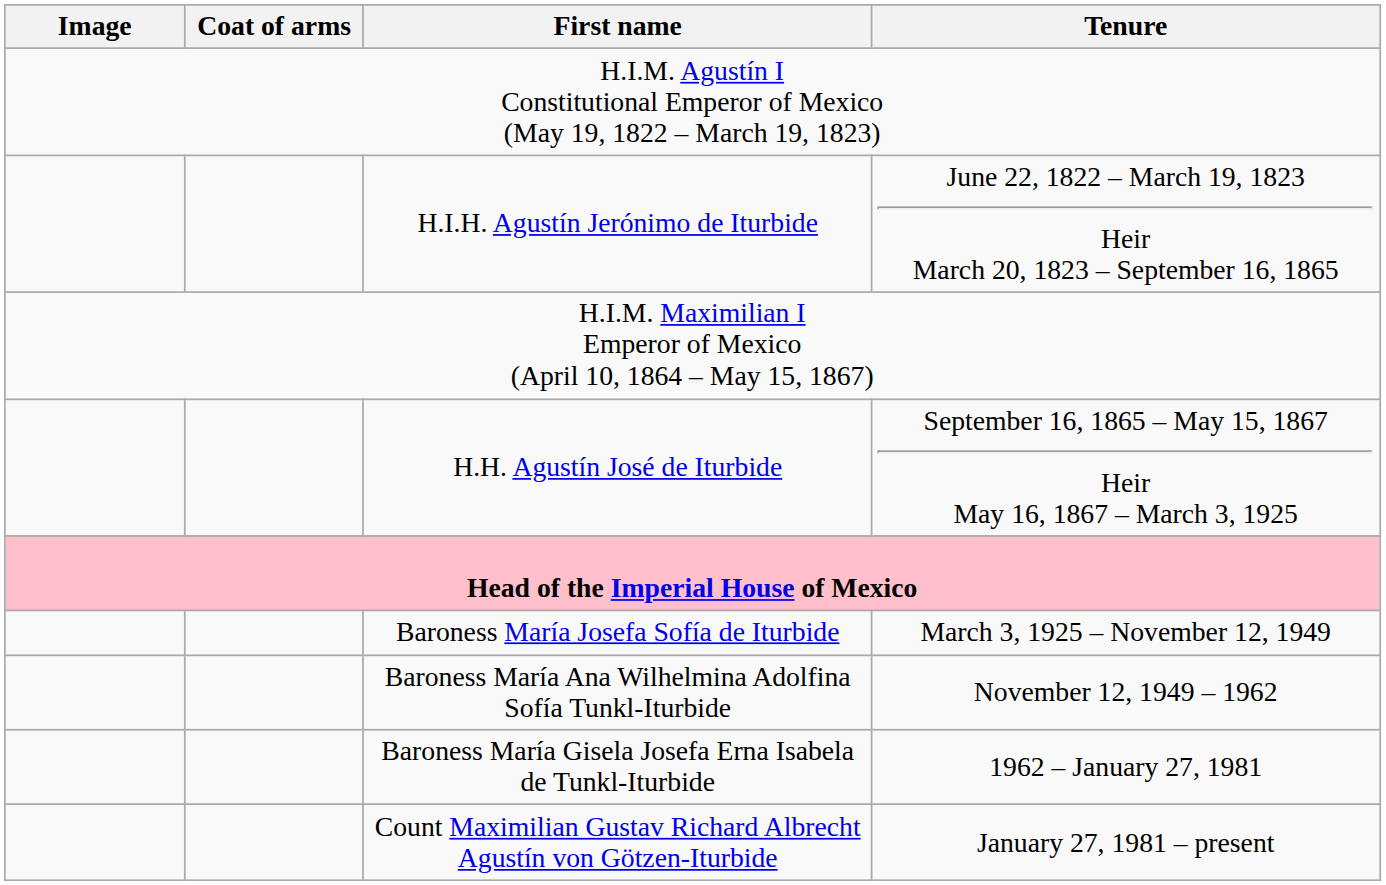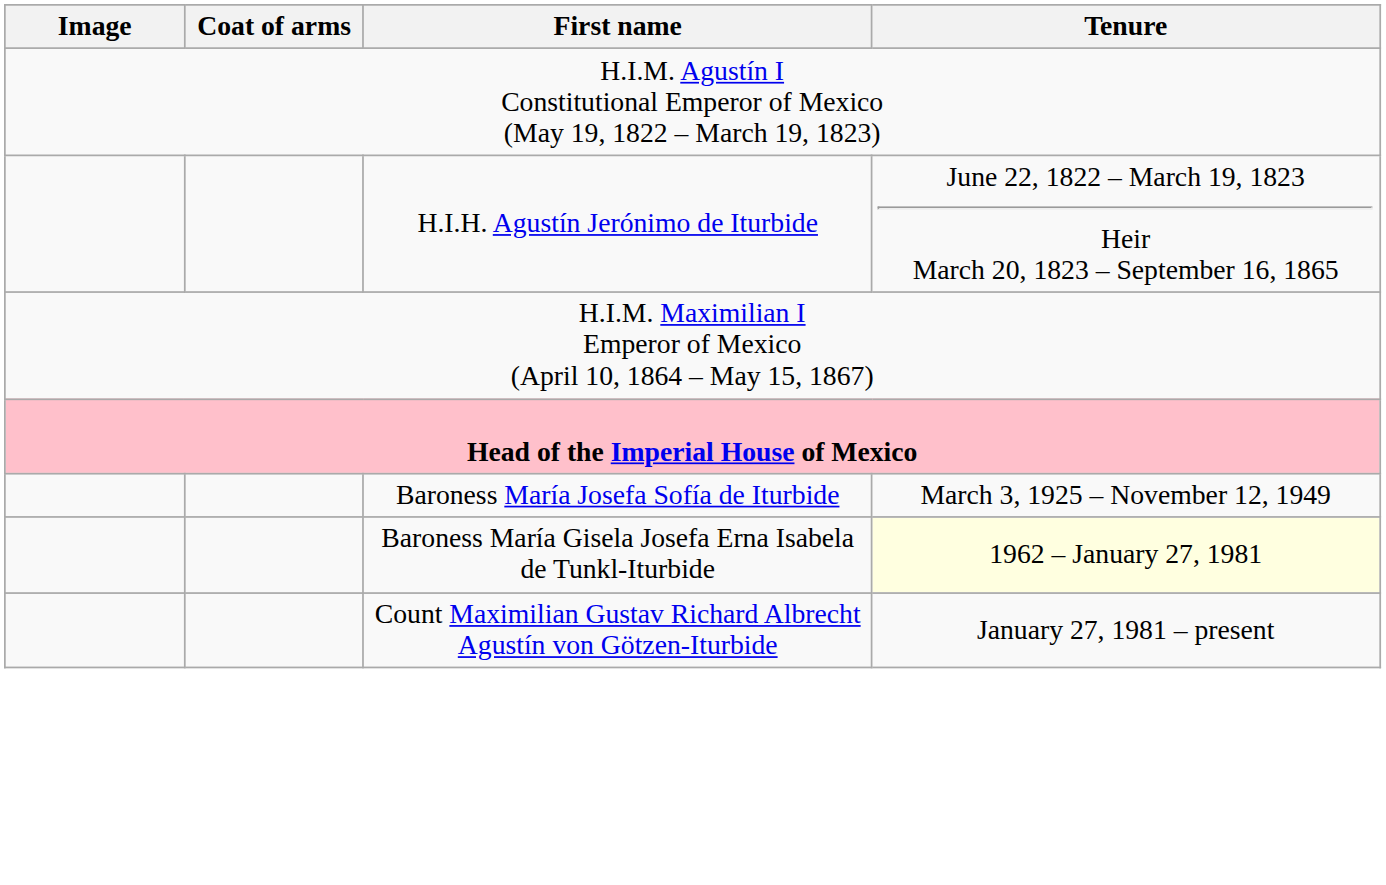- row: (618, 466)
- row: (618, 691)
(1126, 766) no background -> (1126, 554) lightyellow background
